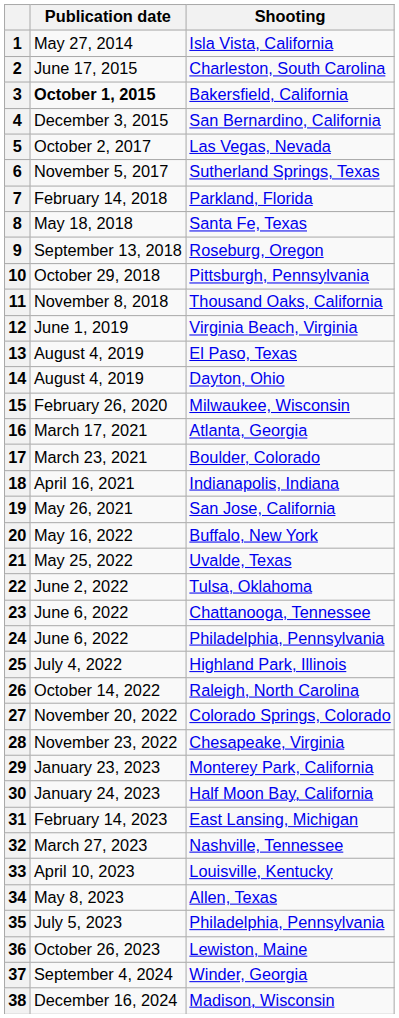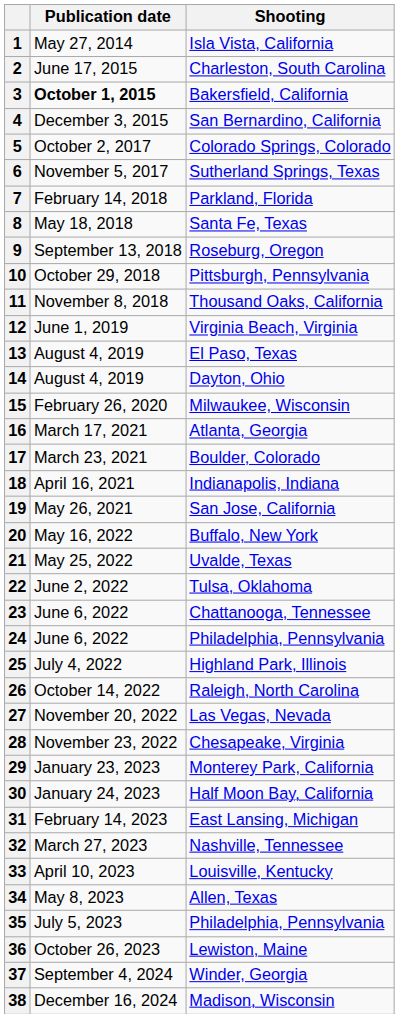(260, 146) Las Vegas, Nevada -> (290, 146) Colorado Springs, Colorado
(290, 716) Colorado Springs, Colorado -> (260, 716) Las Vegas, Nevada
